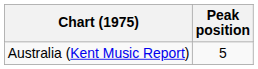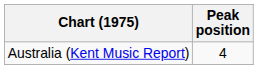(223, 53) 5 -> (223, 53) 4
